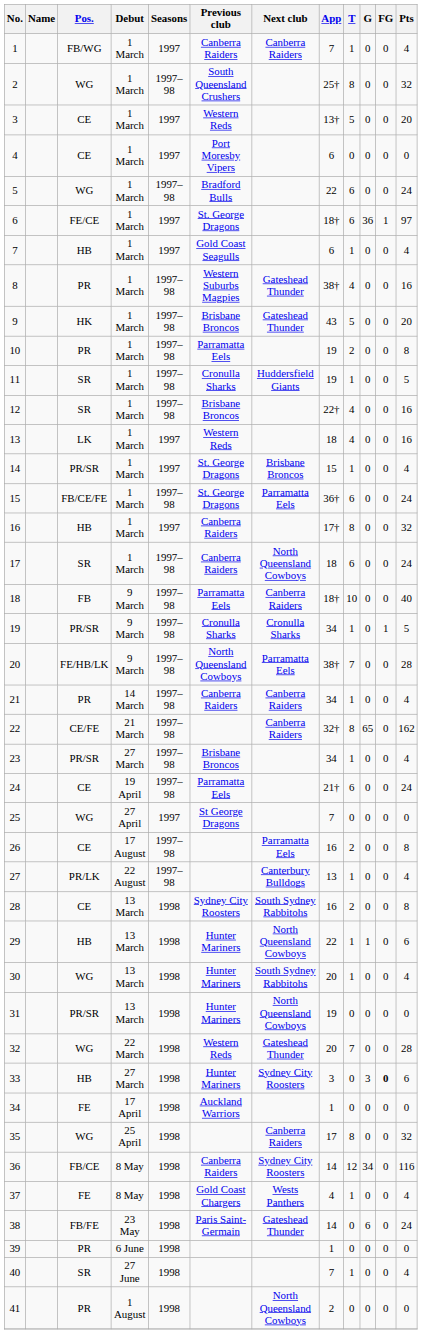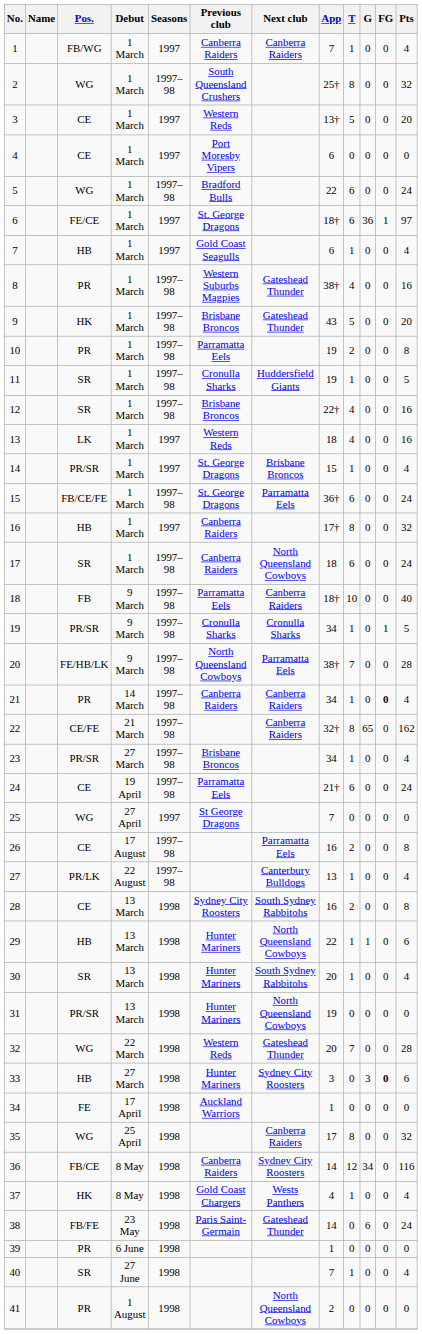(386, 699) normal -> (386, 699) bold
(84, 977) WG -> (84, 977) SR
(84, 1196) FE -> (84, 1196) HK
